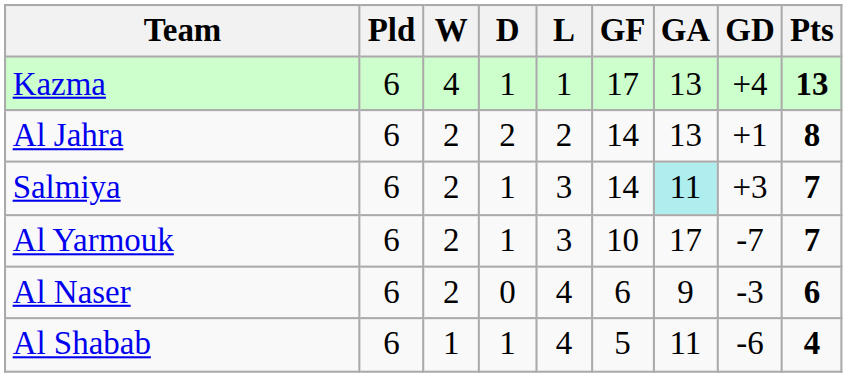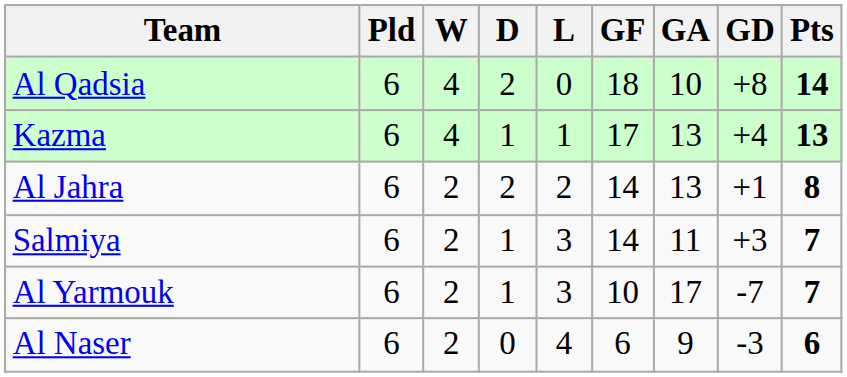+ row: (79, 82)
(685, 187) paleturquoise background -> (685, 239) no background
- row: (82, 344)
